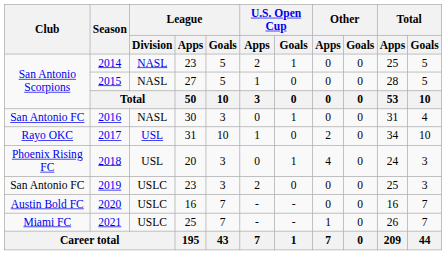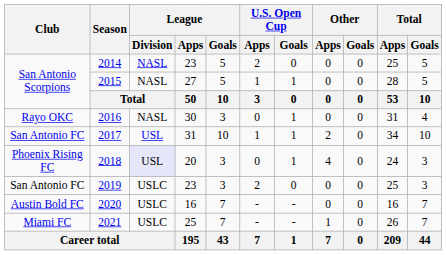(294, 63) 1 -> (294, 63) 0
(294, 81) 0 -> (294, 81) 1
(47, 117) San Antonio FC -> (47, 117) Rayo OKC
(47, 136) Rayo OKC -> (47, 136) San Antonio FC
(294, 136) 0 -> (294, 136) 1
(152, 160) no background -> (152, 160) lavender background
